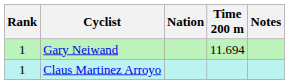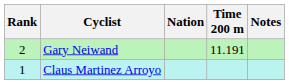(22, 49) 1 -> (22, 49) 2
(227, 49) 11.694 -> (227, 49) 11.191
